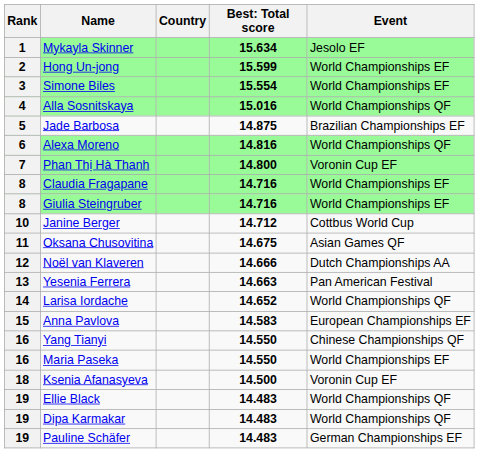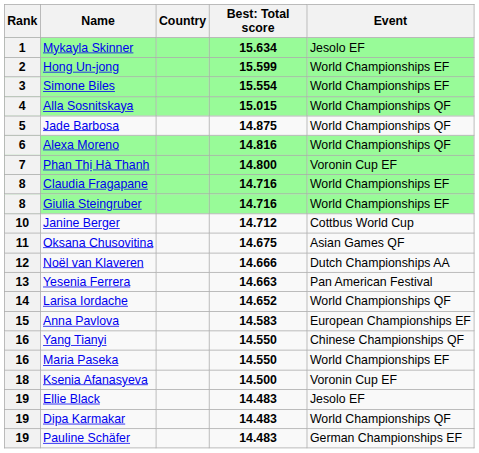(258, 106) 15.016 -> (258, 106) 15.015
(387, 125) Brazilian Championships EF -> (380, 125) World Championships QF
(380, 399) World Championships QF -> (337, 399) Jesolo EF
